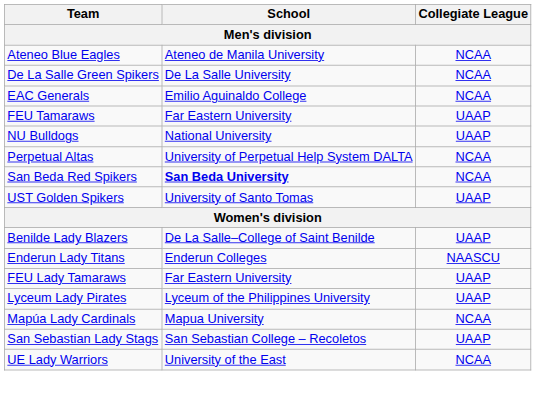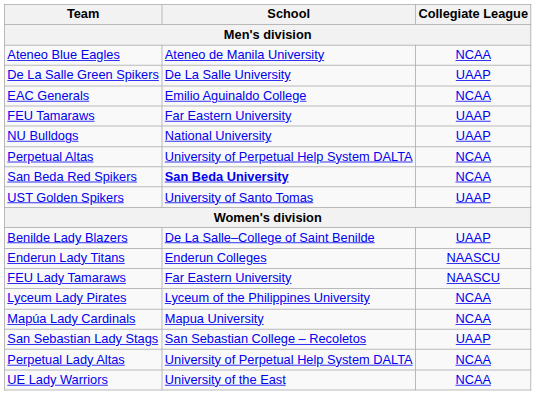(473, 75) NCAA -> (473, 75) UAAP
(473, 278) UAAP -> (473, 278) NAASCU
(473, 298) UAAP -> (473, 298) NCAA
+ row: (66, 359)
